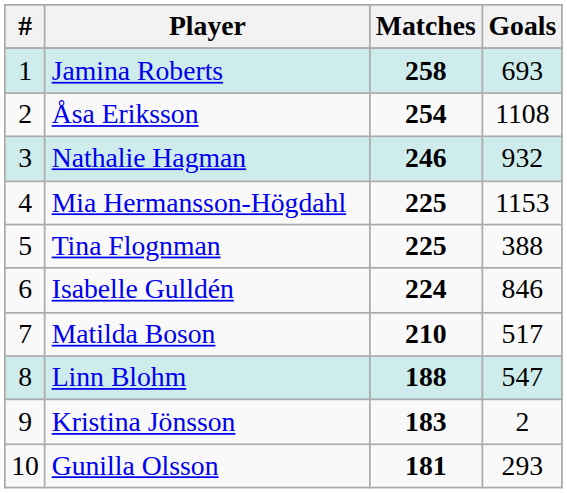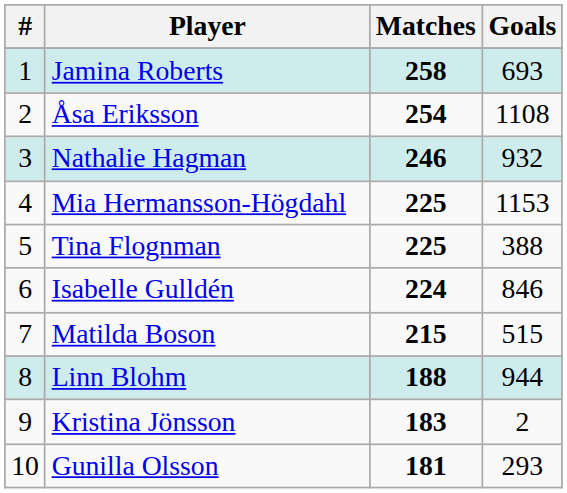(426, 333) 210 -> (426, 333) 215
(522, 333) 517 -> (522, 333) 515
(522, 377) 547 -> (522, 377) 944
